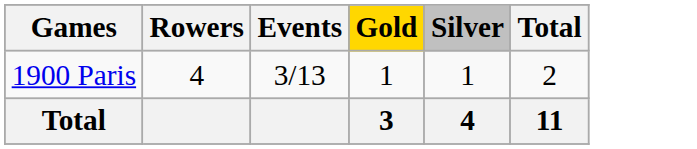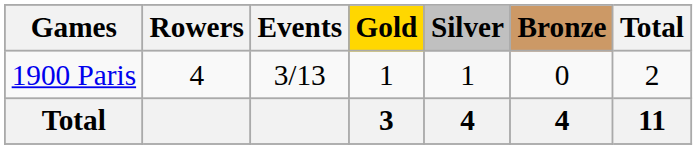+ column: (562, 27)
